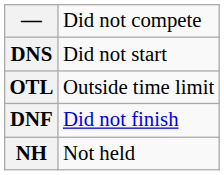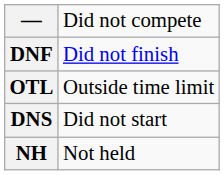rows swapped: (31, 119) <-> (31, 53)
